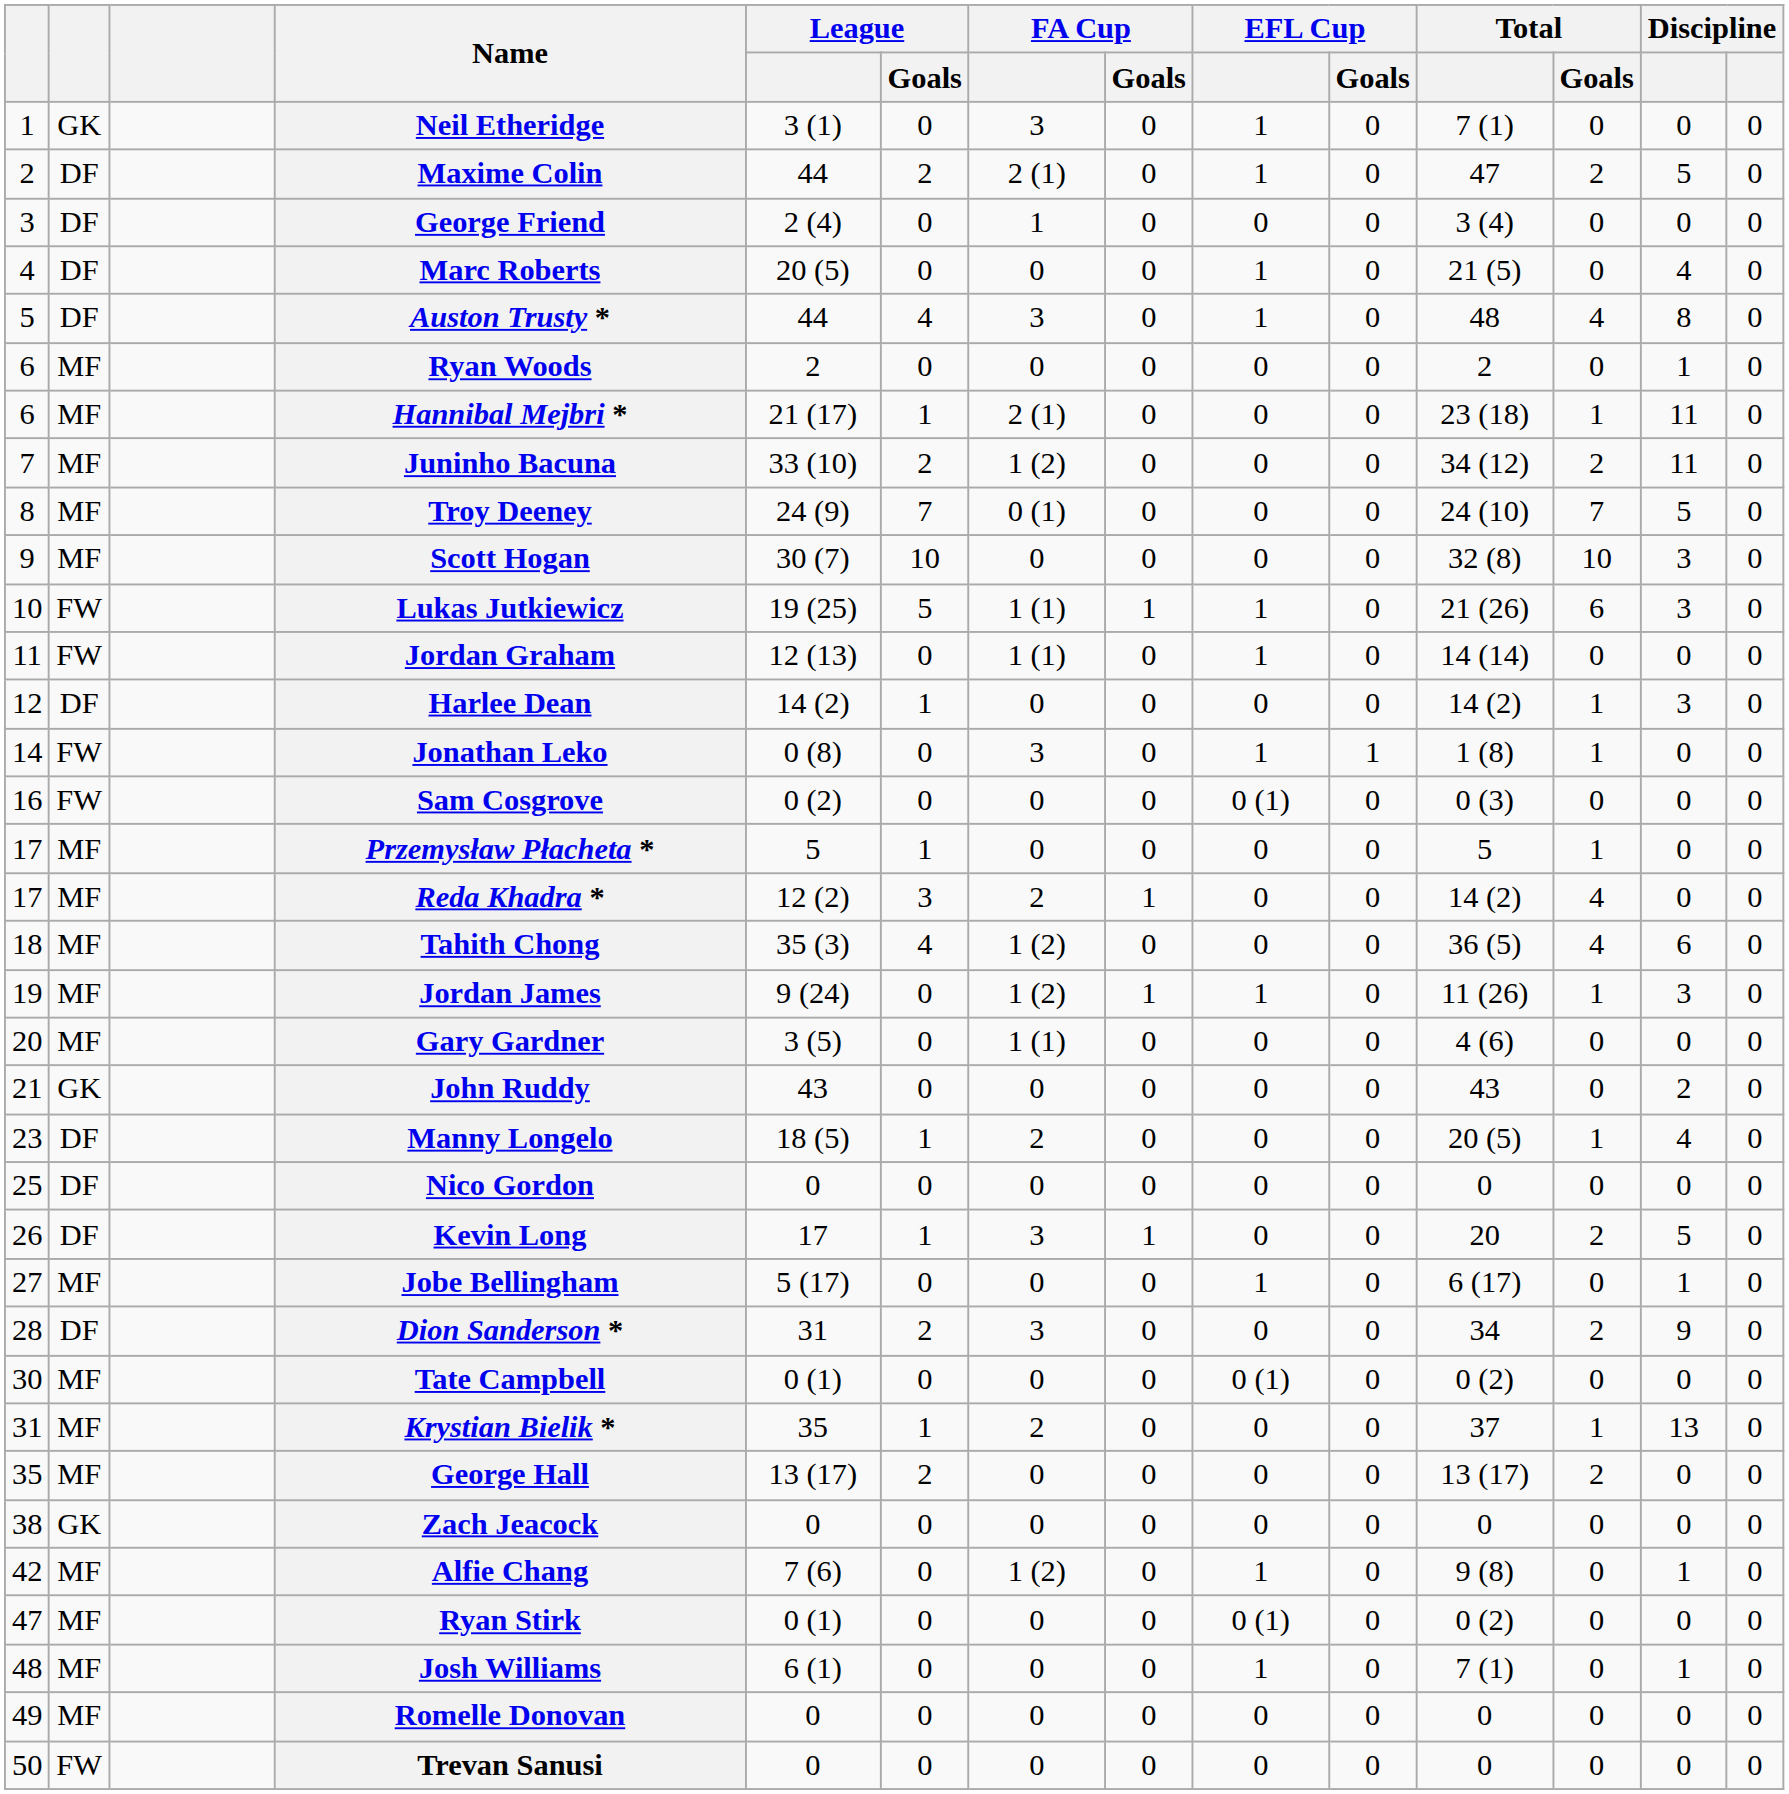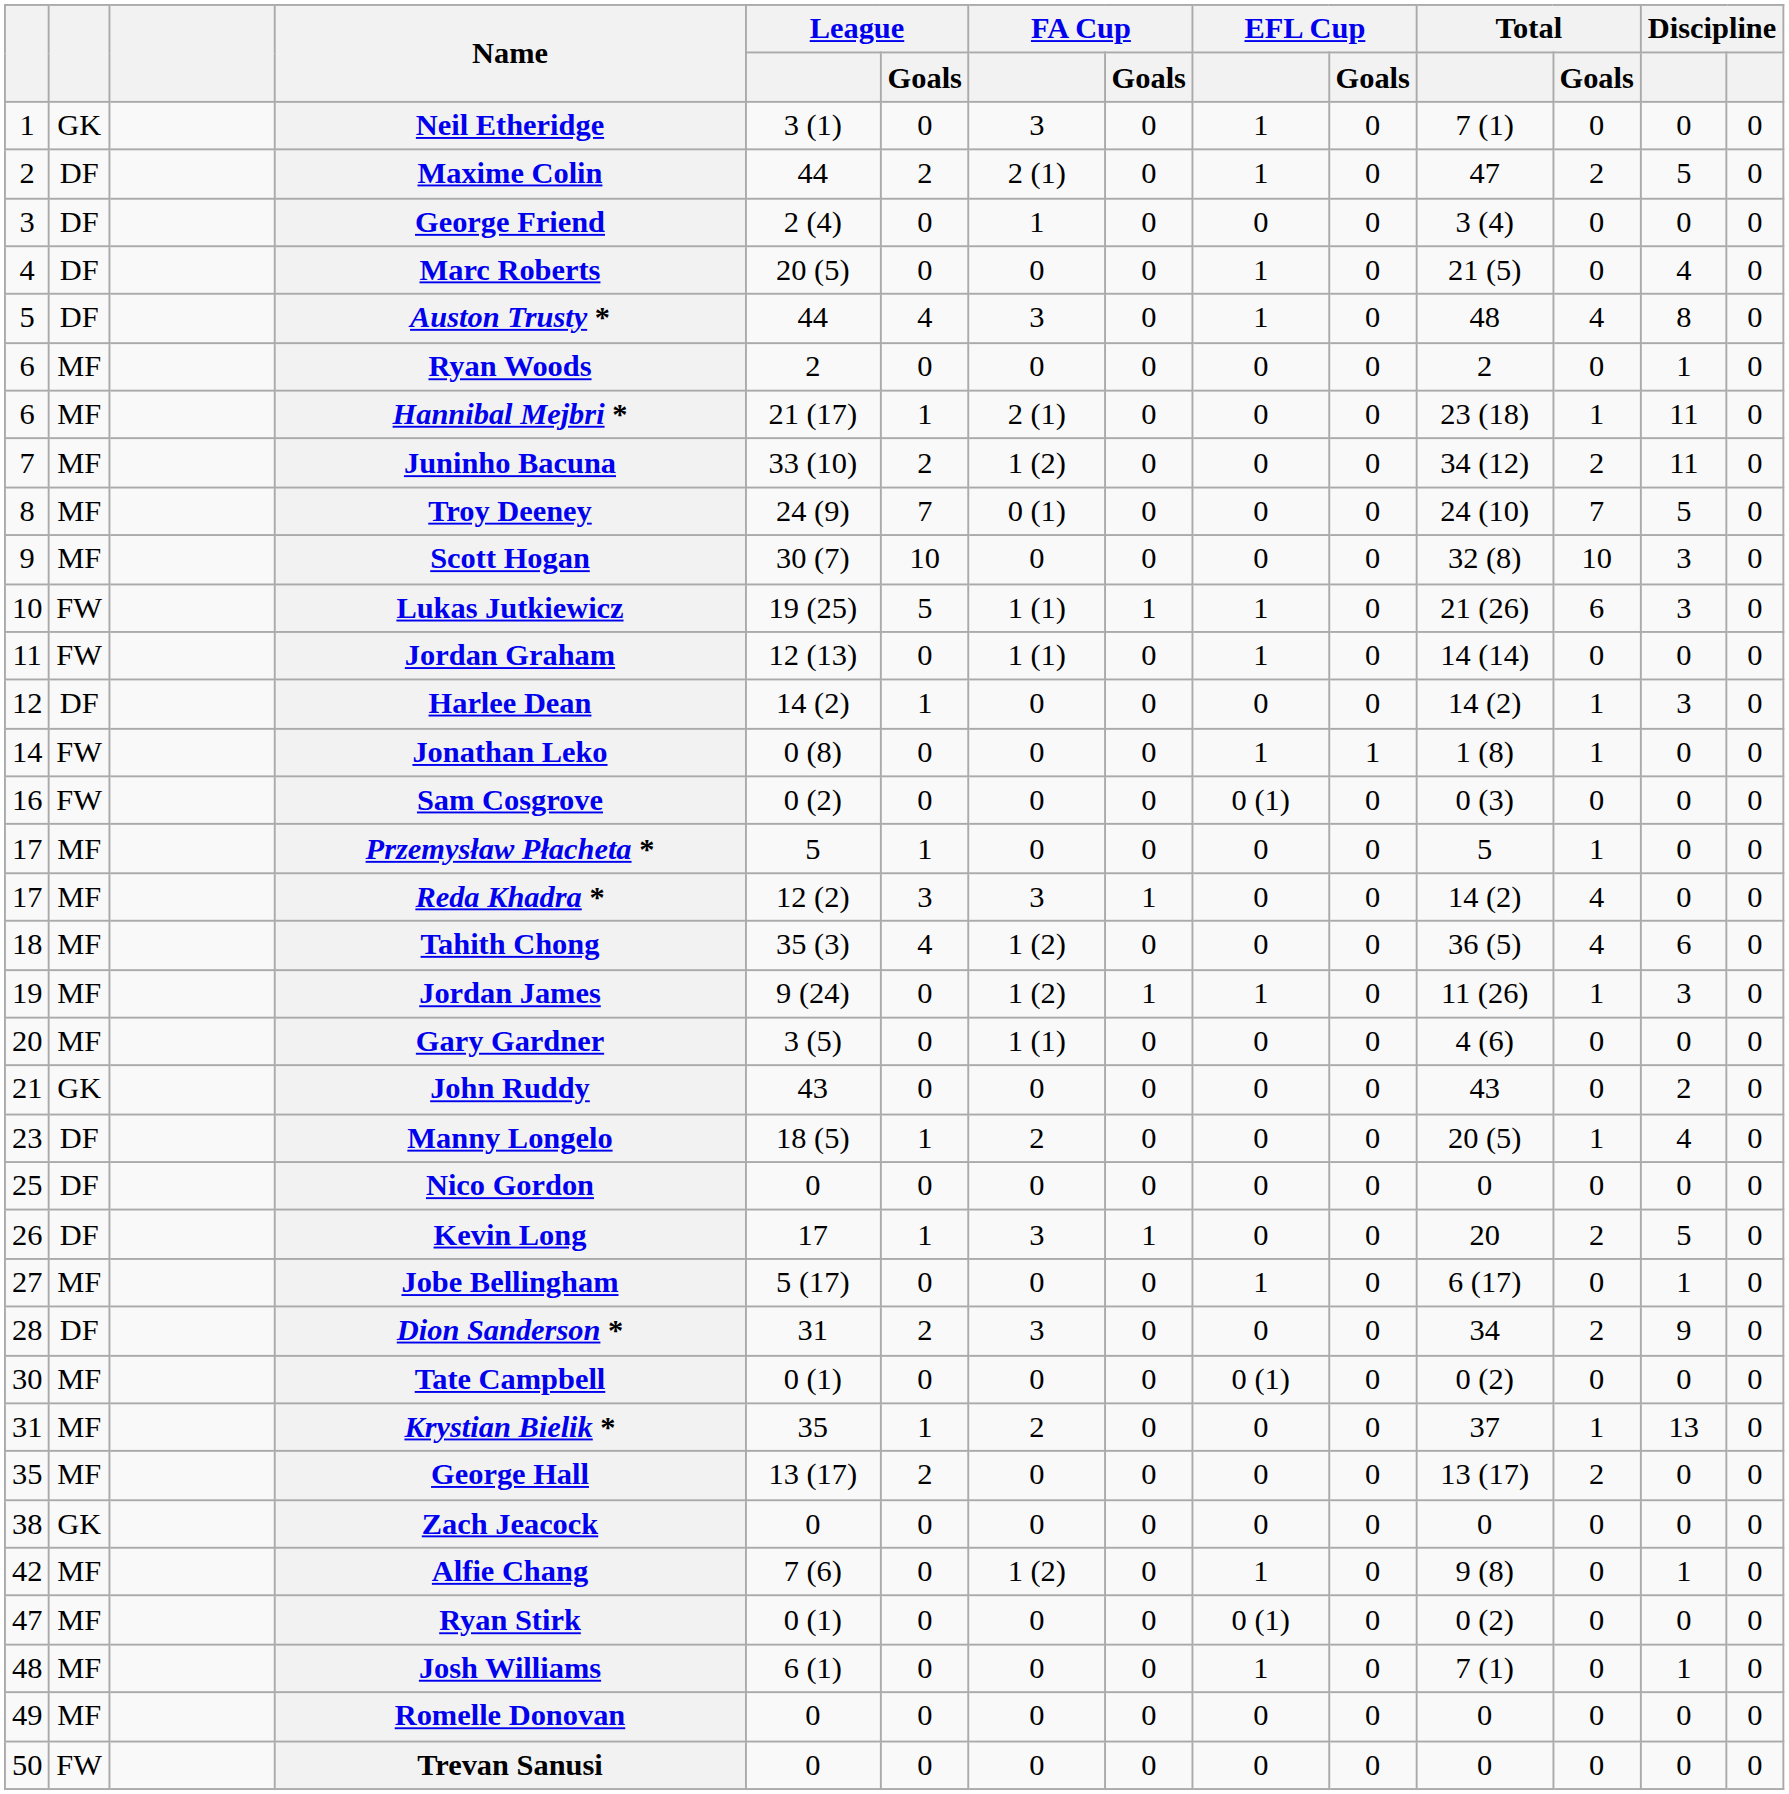(1037, 751) 3 -> (1037, 751) 0
(1037, 896) 2 -> (1037, 896) 3
